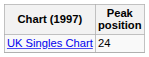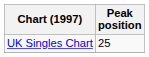(104, 43) 24 -> (104, 43) 25
